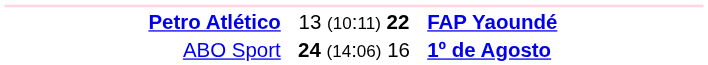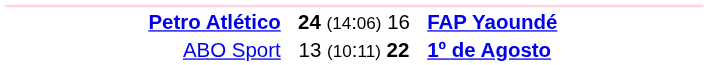(354, 22) 13 (10:11) 22 -> (354, 22) 24 (14:06) 16
(354, 50) 24 (14:06) 16 -> (354, 50) 13 (10:11) 22
